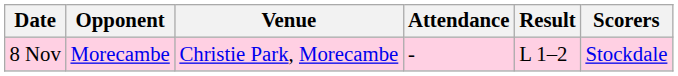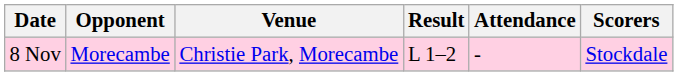columns swapped: (547, 20) <-> (459, 20)
